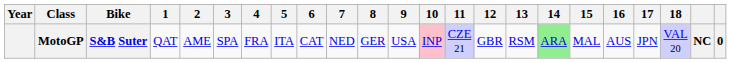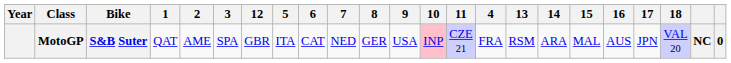columns swapped: (256, 14) <-> (490, 14)
(554, 41) lightgreen background -> (554, 41) no background
